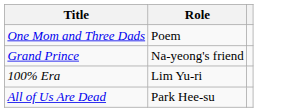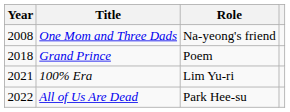+ column: (20, 14)
(166, 35) Poem -> (229, 35) Na-yeong's friend
(197, 55) Na-yeong's friend -> (198, 55) Poem
